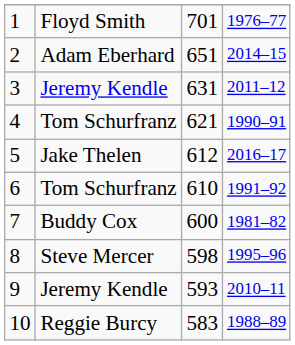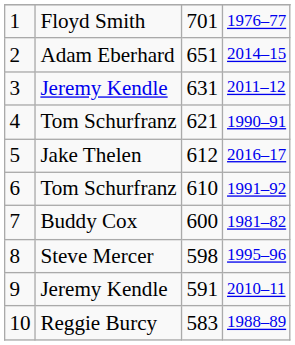(202, 289) 593 -> (202, 289) 591
